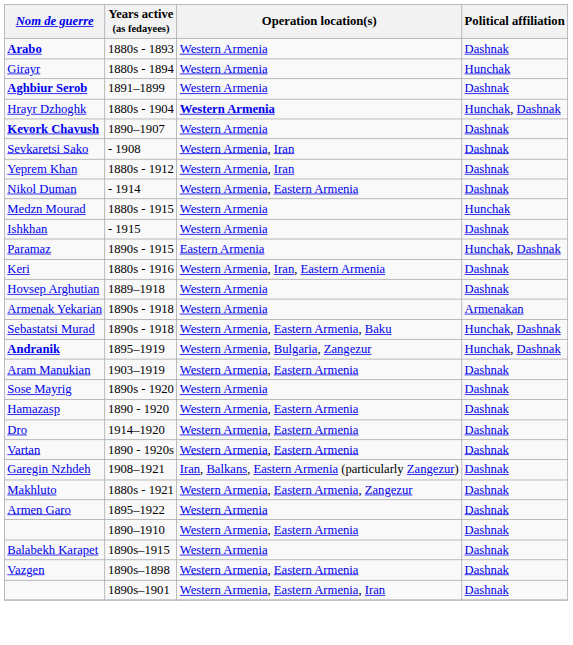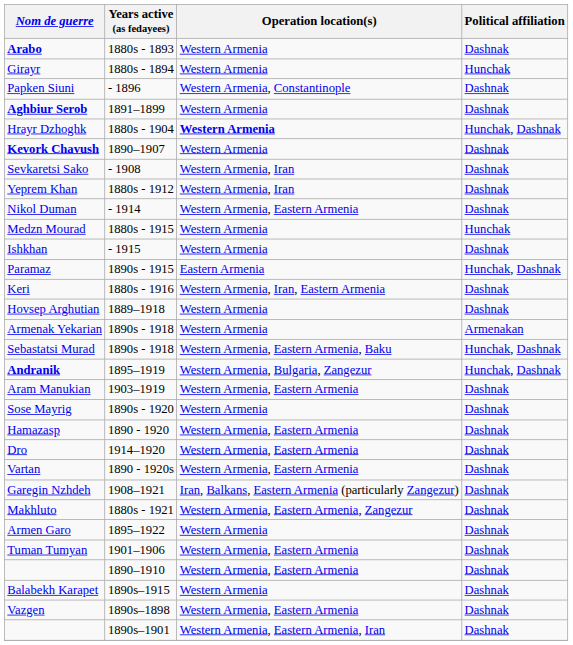+ row: (41, 88)
+ row: (47, 549)
